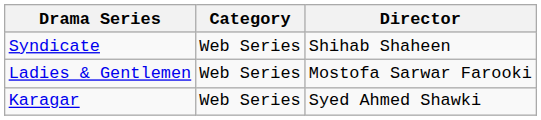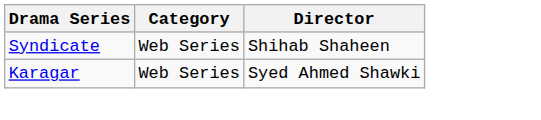- row: (100, 74)
